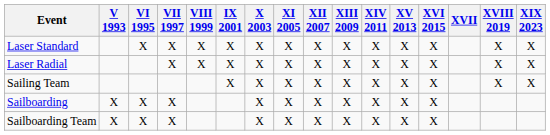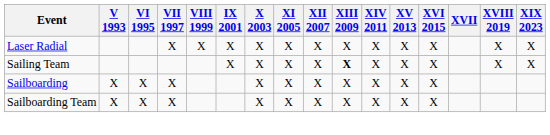- row: (43, 45)
(347, 83) normal -> (347, 64) bold
